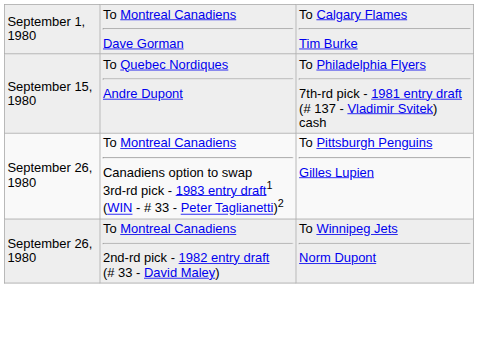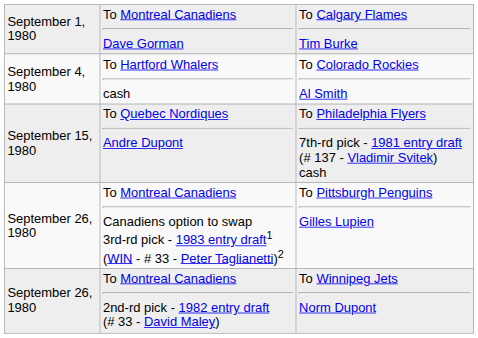+ row: (198, 79)
